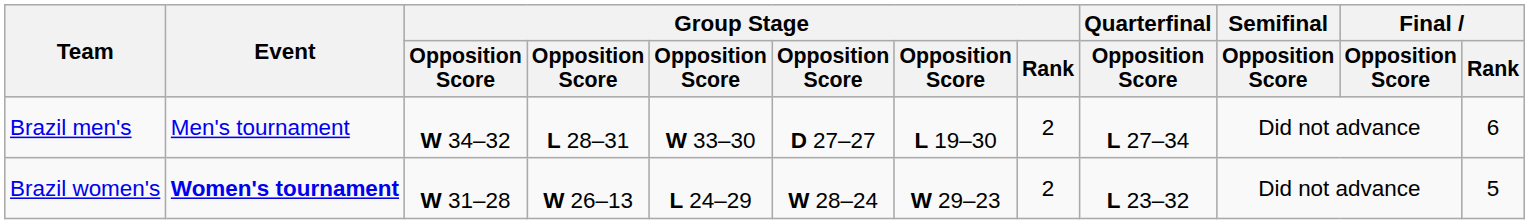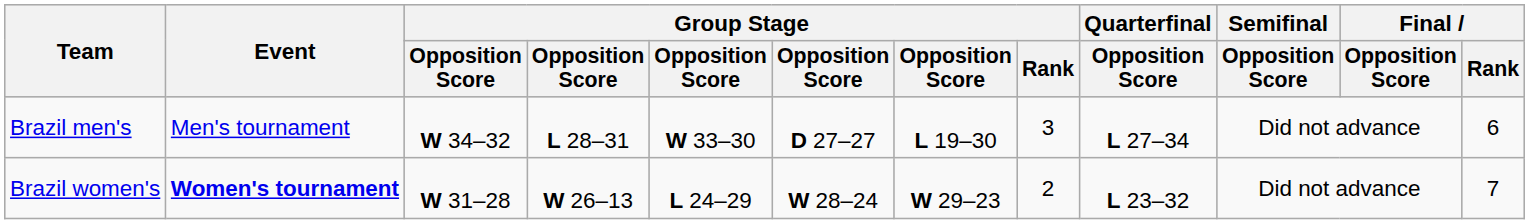(1048, 128) 2 -> (1048, 128) 3
(1493, 188) 5 -> (1493, 188) 7
